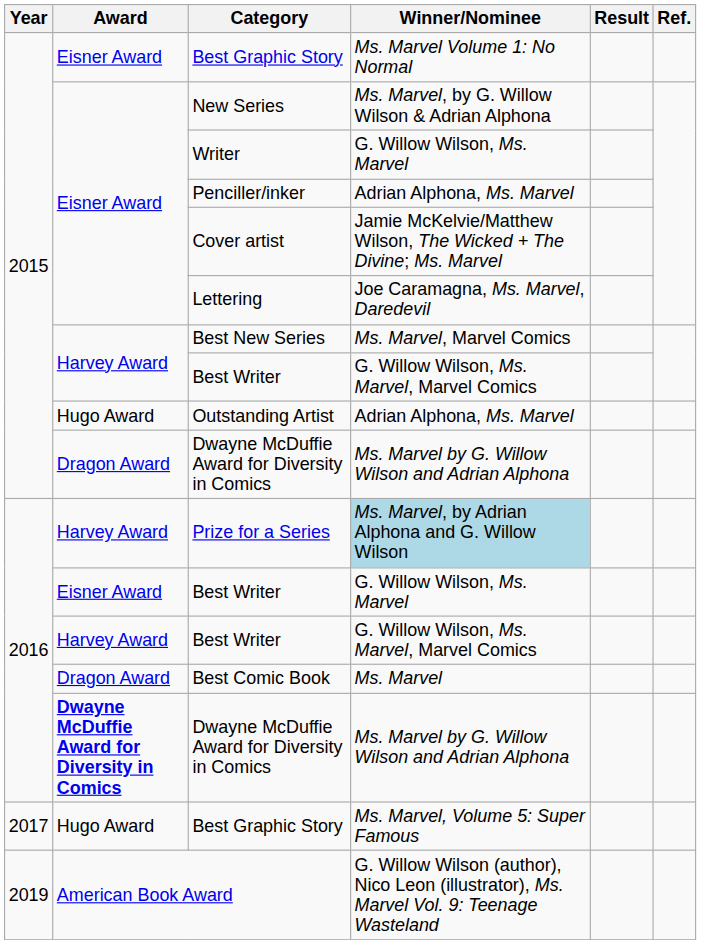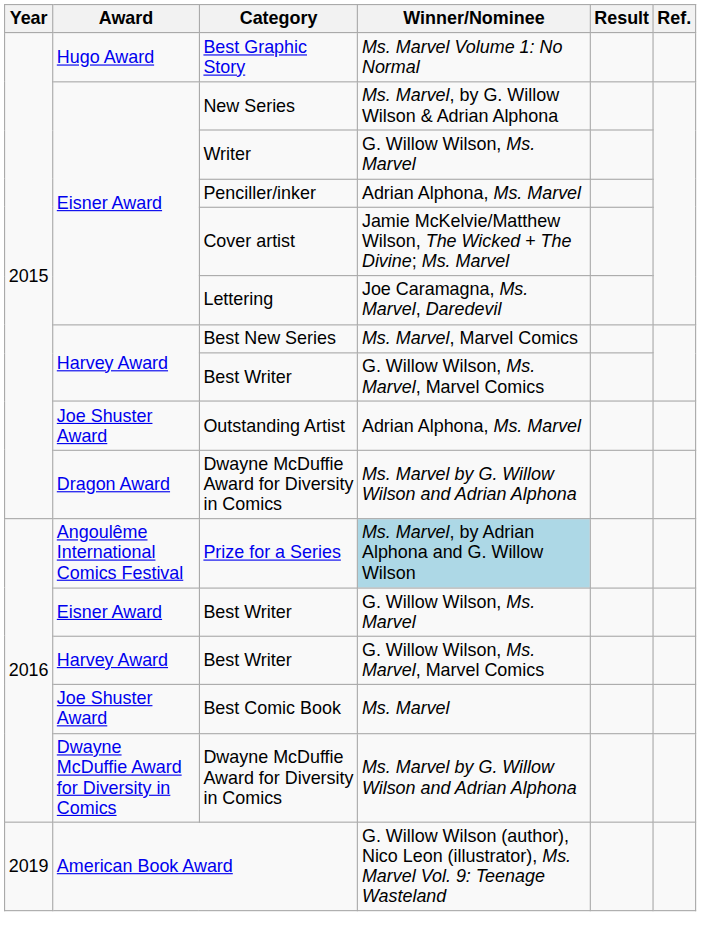(109, 57) Eisner Award -> (105, 57) Hugo Award
(105, 415) Hugo Award -> (105, 425) Joe Shuster Award
(112, 532) Harvey Award -> (120, 553) Angoulême International Comics Festival
(113, 678) Dragon Award -> (105, 708) Joe Shuster Award
(105, 747) bold -> (119, 777) normal
- row: (29, 826)
